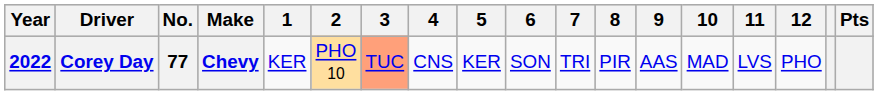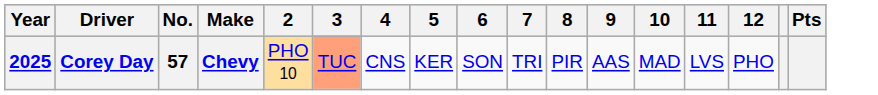- column: (287, 20)
(30, 62) 2022 -> (30, 62) 2025
(178, 62) 77 -> (178, 62) 57
